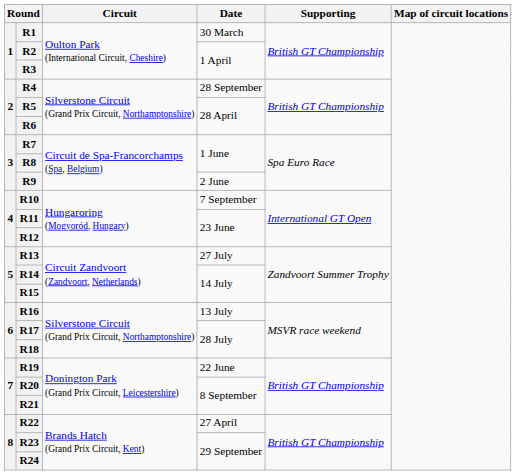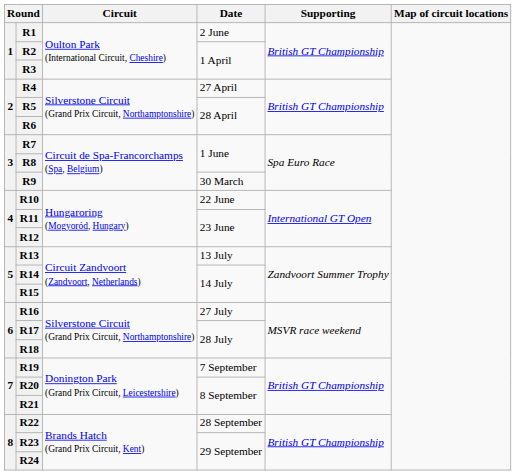(222, 32) 30 March -> (214, 32) 2 June
(231, 87) 28 September -> (218, 87) 27 April
(214, 181) 2 June -> (222, 181) 30 March
(228, 199) 7 September -> (217, 199) 22 June
(216, 255) 27 July -> (216, 255) 13 July
(216, 311) 13 July -> (216, 311) 27 July
(217, 367) 22 June -> (228, 367) 7 September
(218, 423) 27 April -> (231, 423) 28 September
